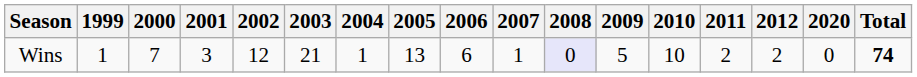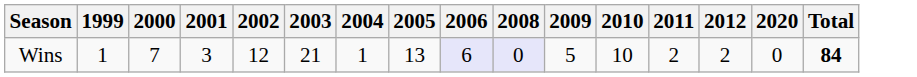- column: (518, 21)
(466, 54) no background -> (466, 54) lavender background
(883, 54) 74 -> (831, 54) 84
